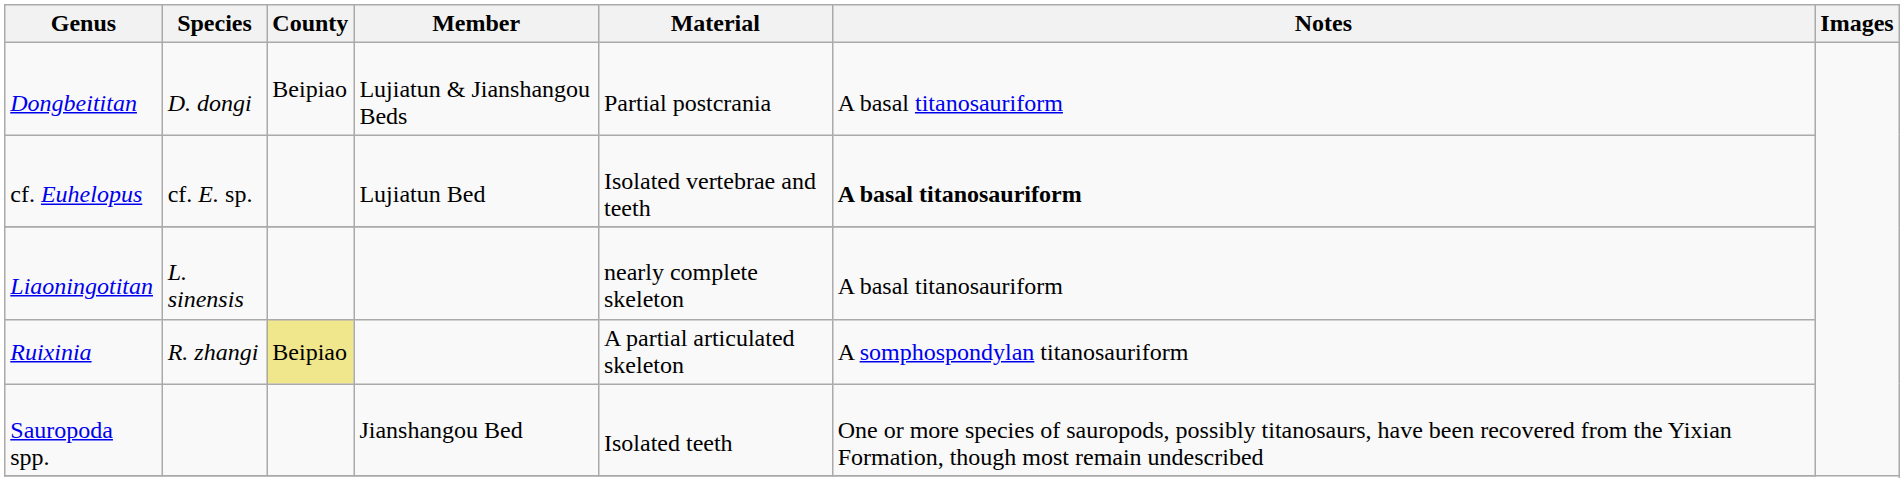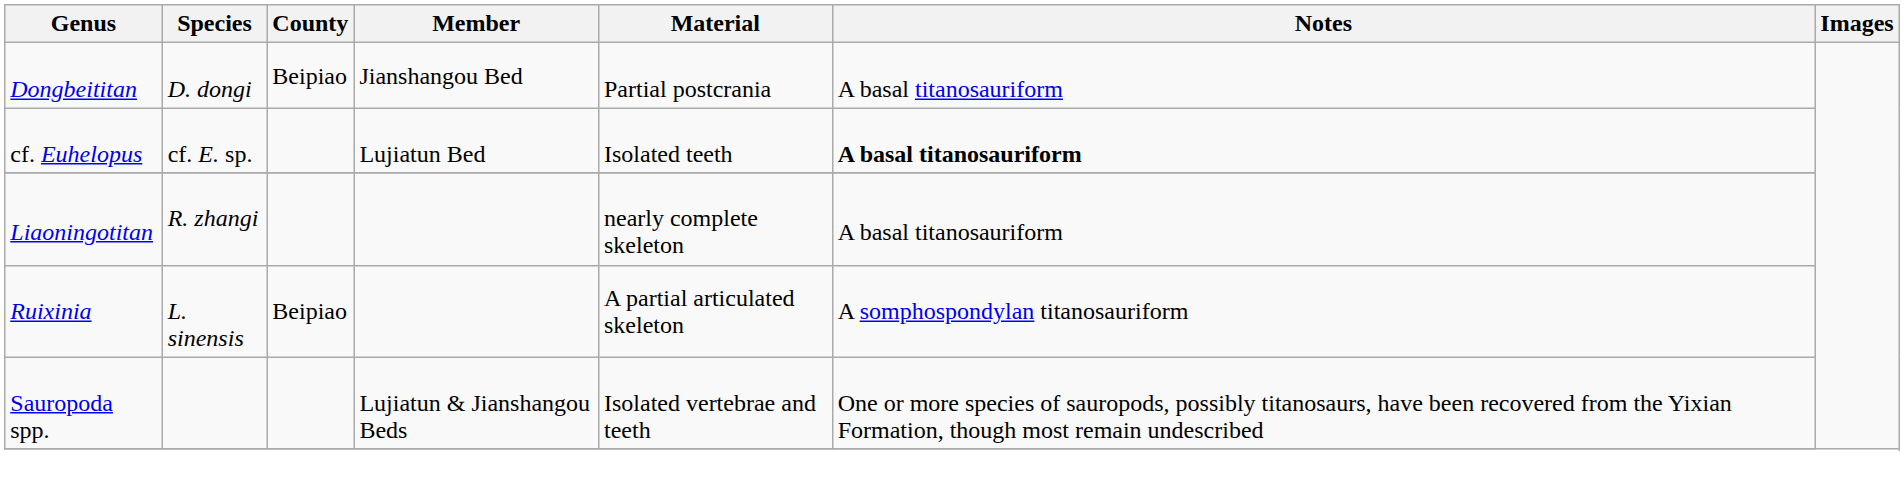(475, 102) Lujiatun & Jianshangou Beds -> (441, 75) Jianshangou Bed
(710, 194) Isolated vertebrae and teeth -> (668, 153) Isolated teeth
(206, 286) L. sinensis -> (213, 218) R. zhangi
(213, 351) R. zhangi -> (206, 324) L. sinensis
(310, 351) khaki background -> (310, 310) no background
(441, 429) Jianshangou Bed -> (475, 416) Lujiatun & Jianshangou Beds
(668, 443) Isolated teeth -> (710, 416) Isolated vertebrae and teeth
